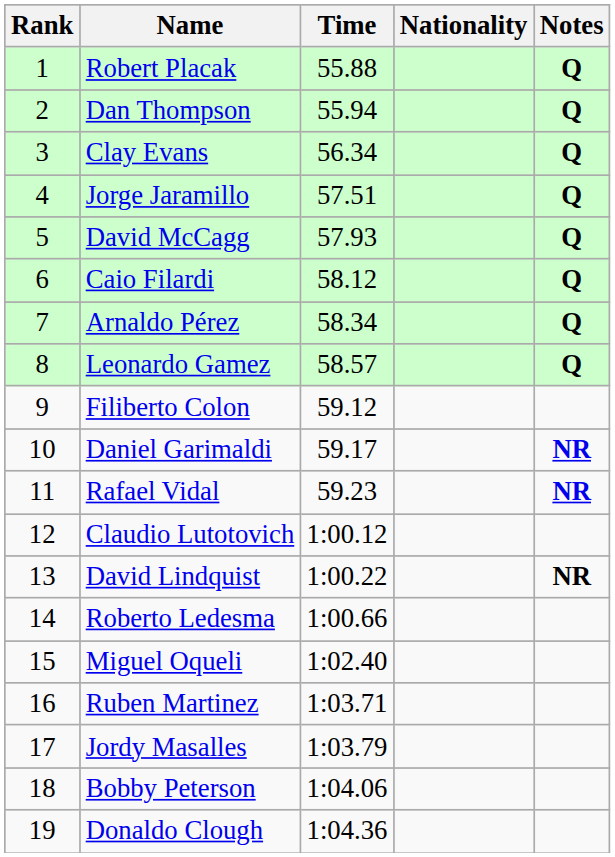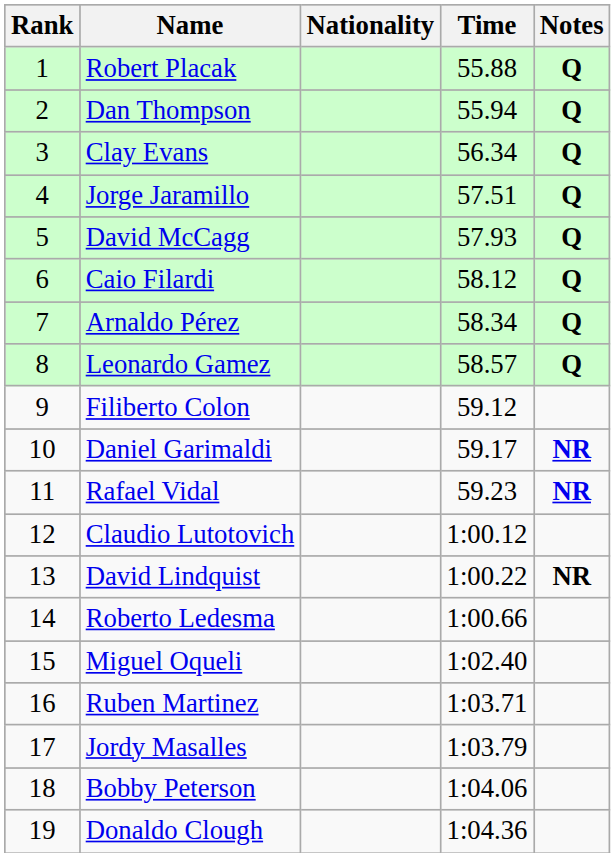columns swapped: (464, 25) <-> (347, 25)
